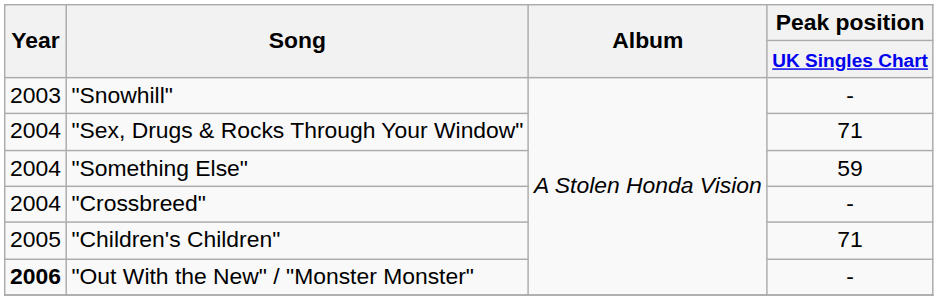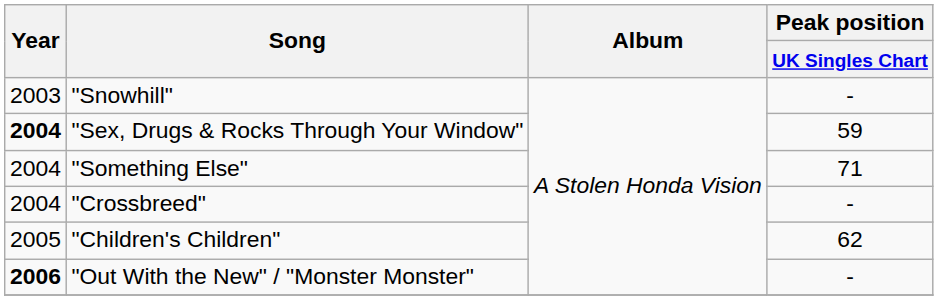(35, 131) normal -> (35, 131) bold
(850, 131) 71 -> (850, 131) 59
(850, 167) 59 -> (850, 167) 71
(850, 240) 71 -> (850, 240) 62
